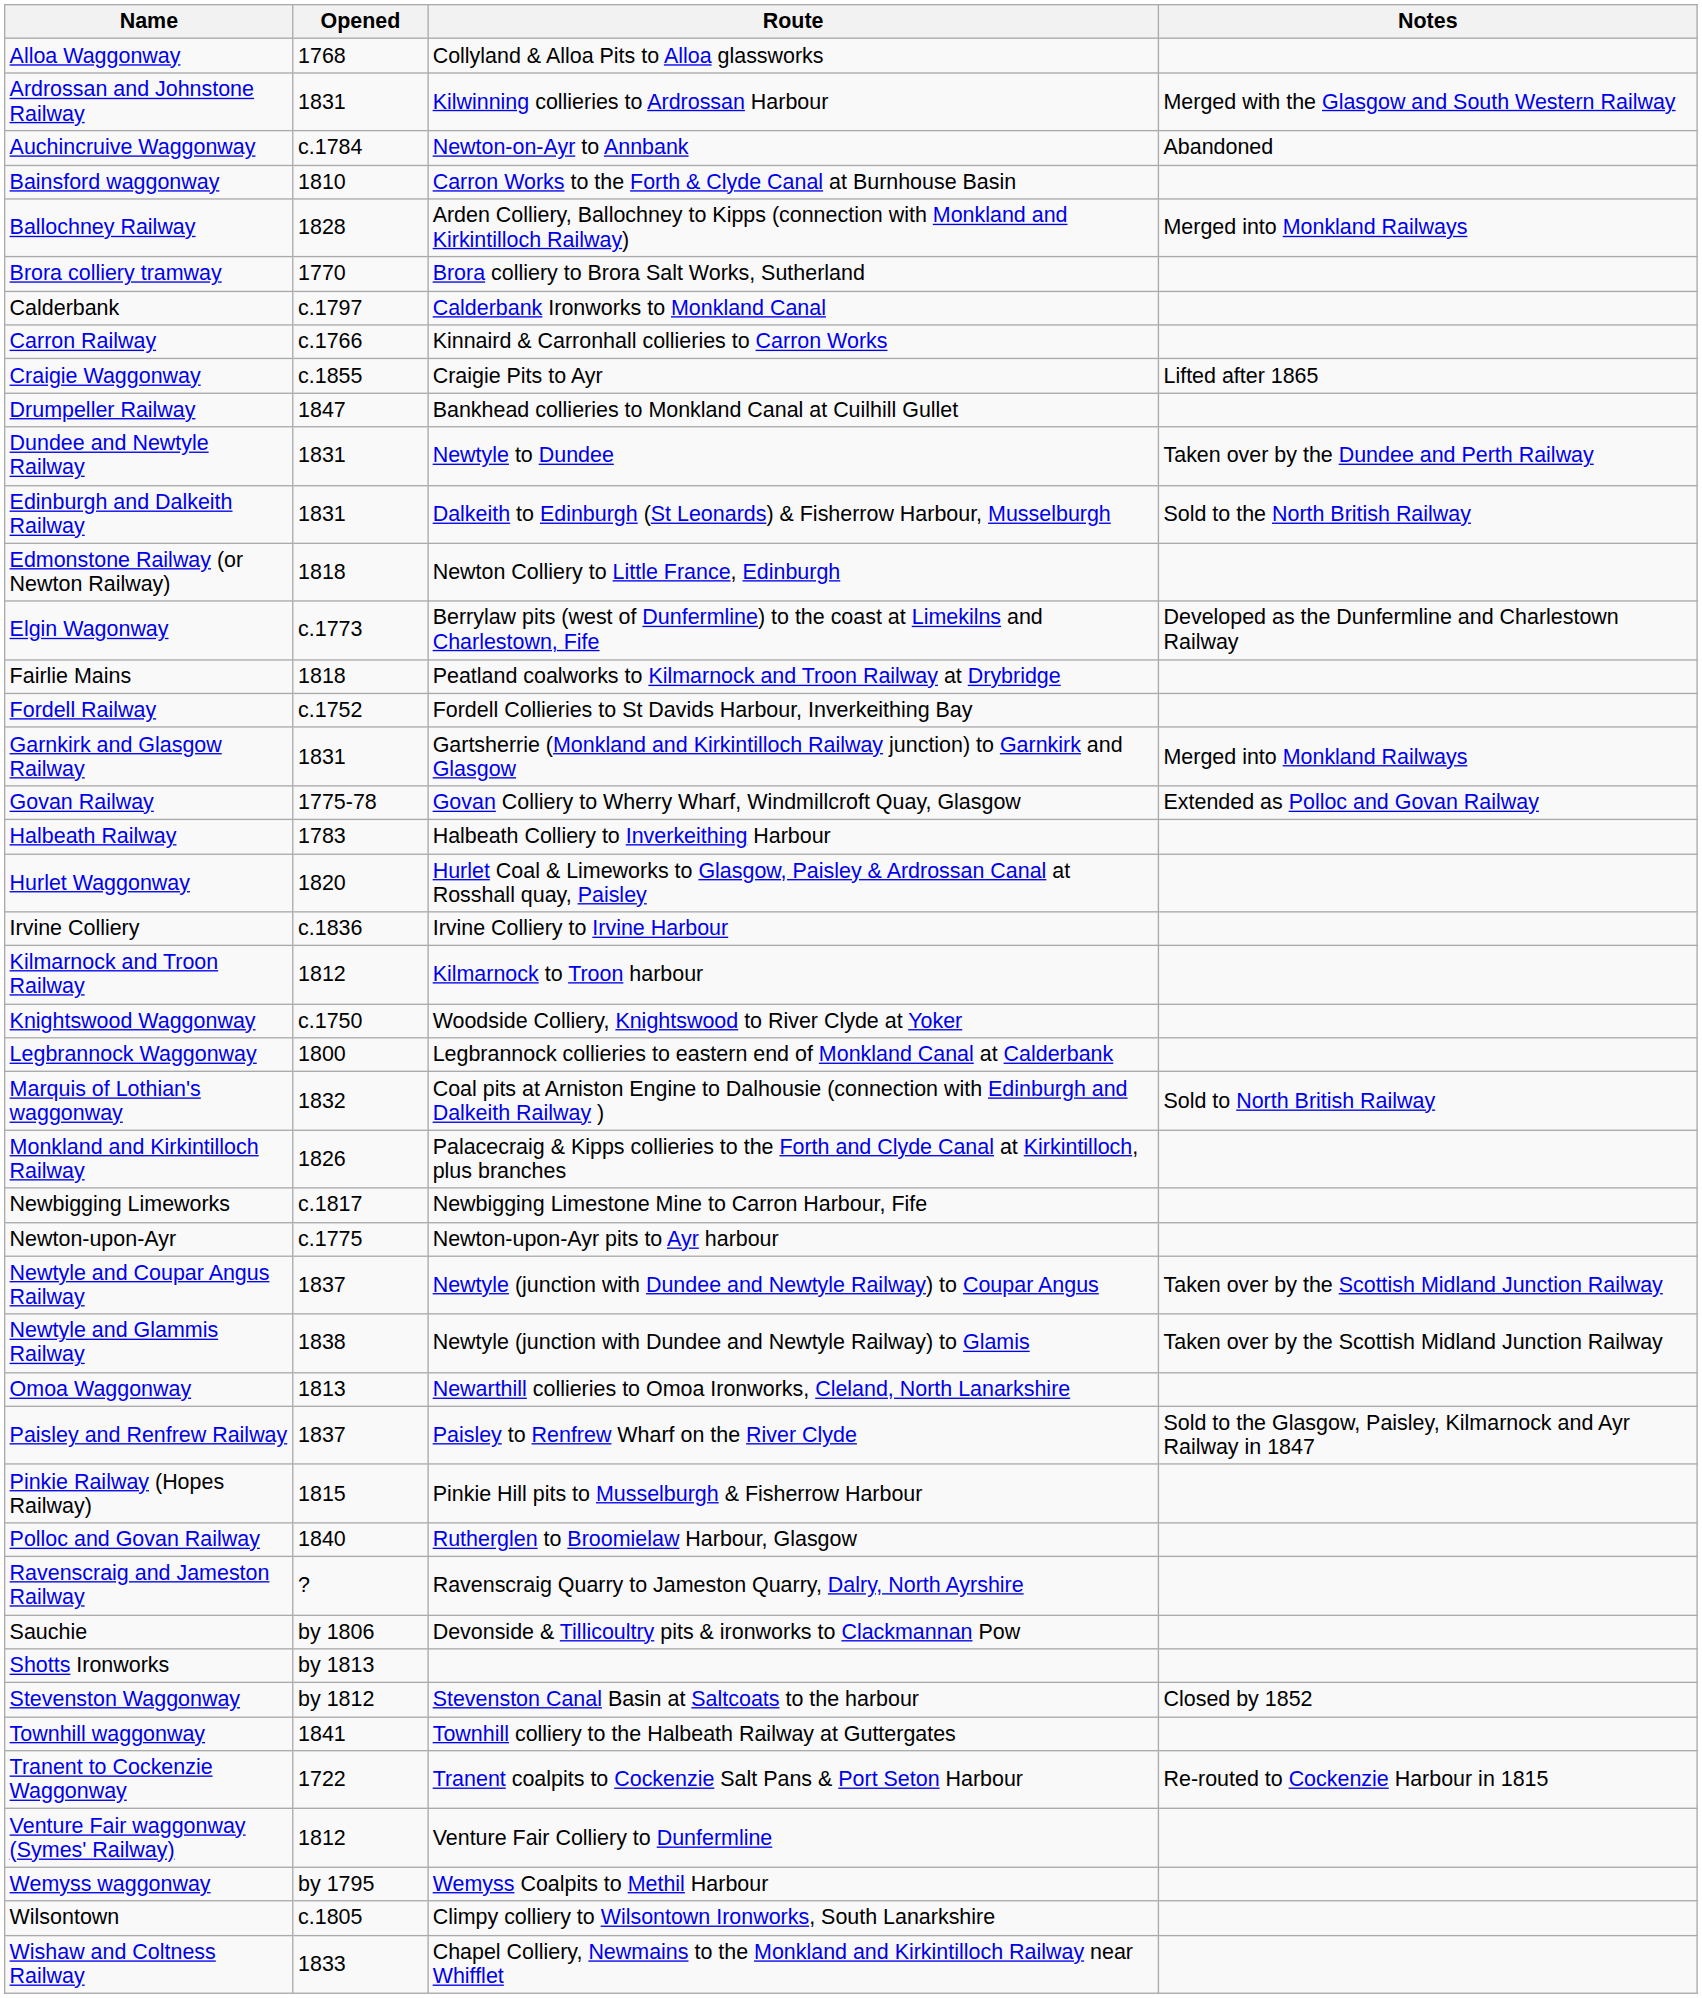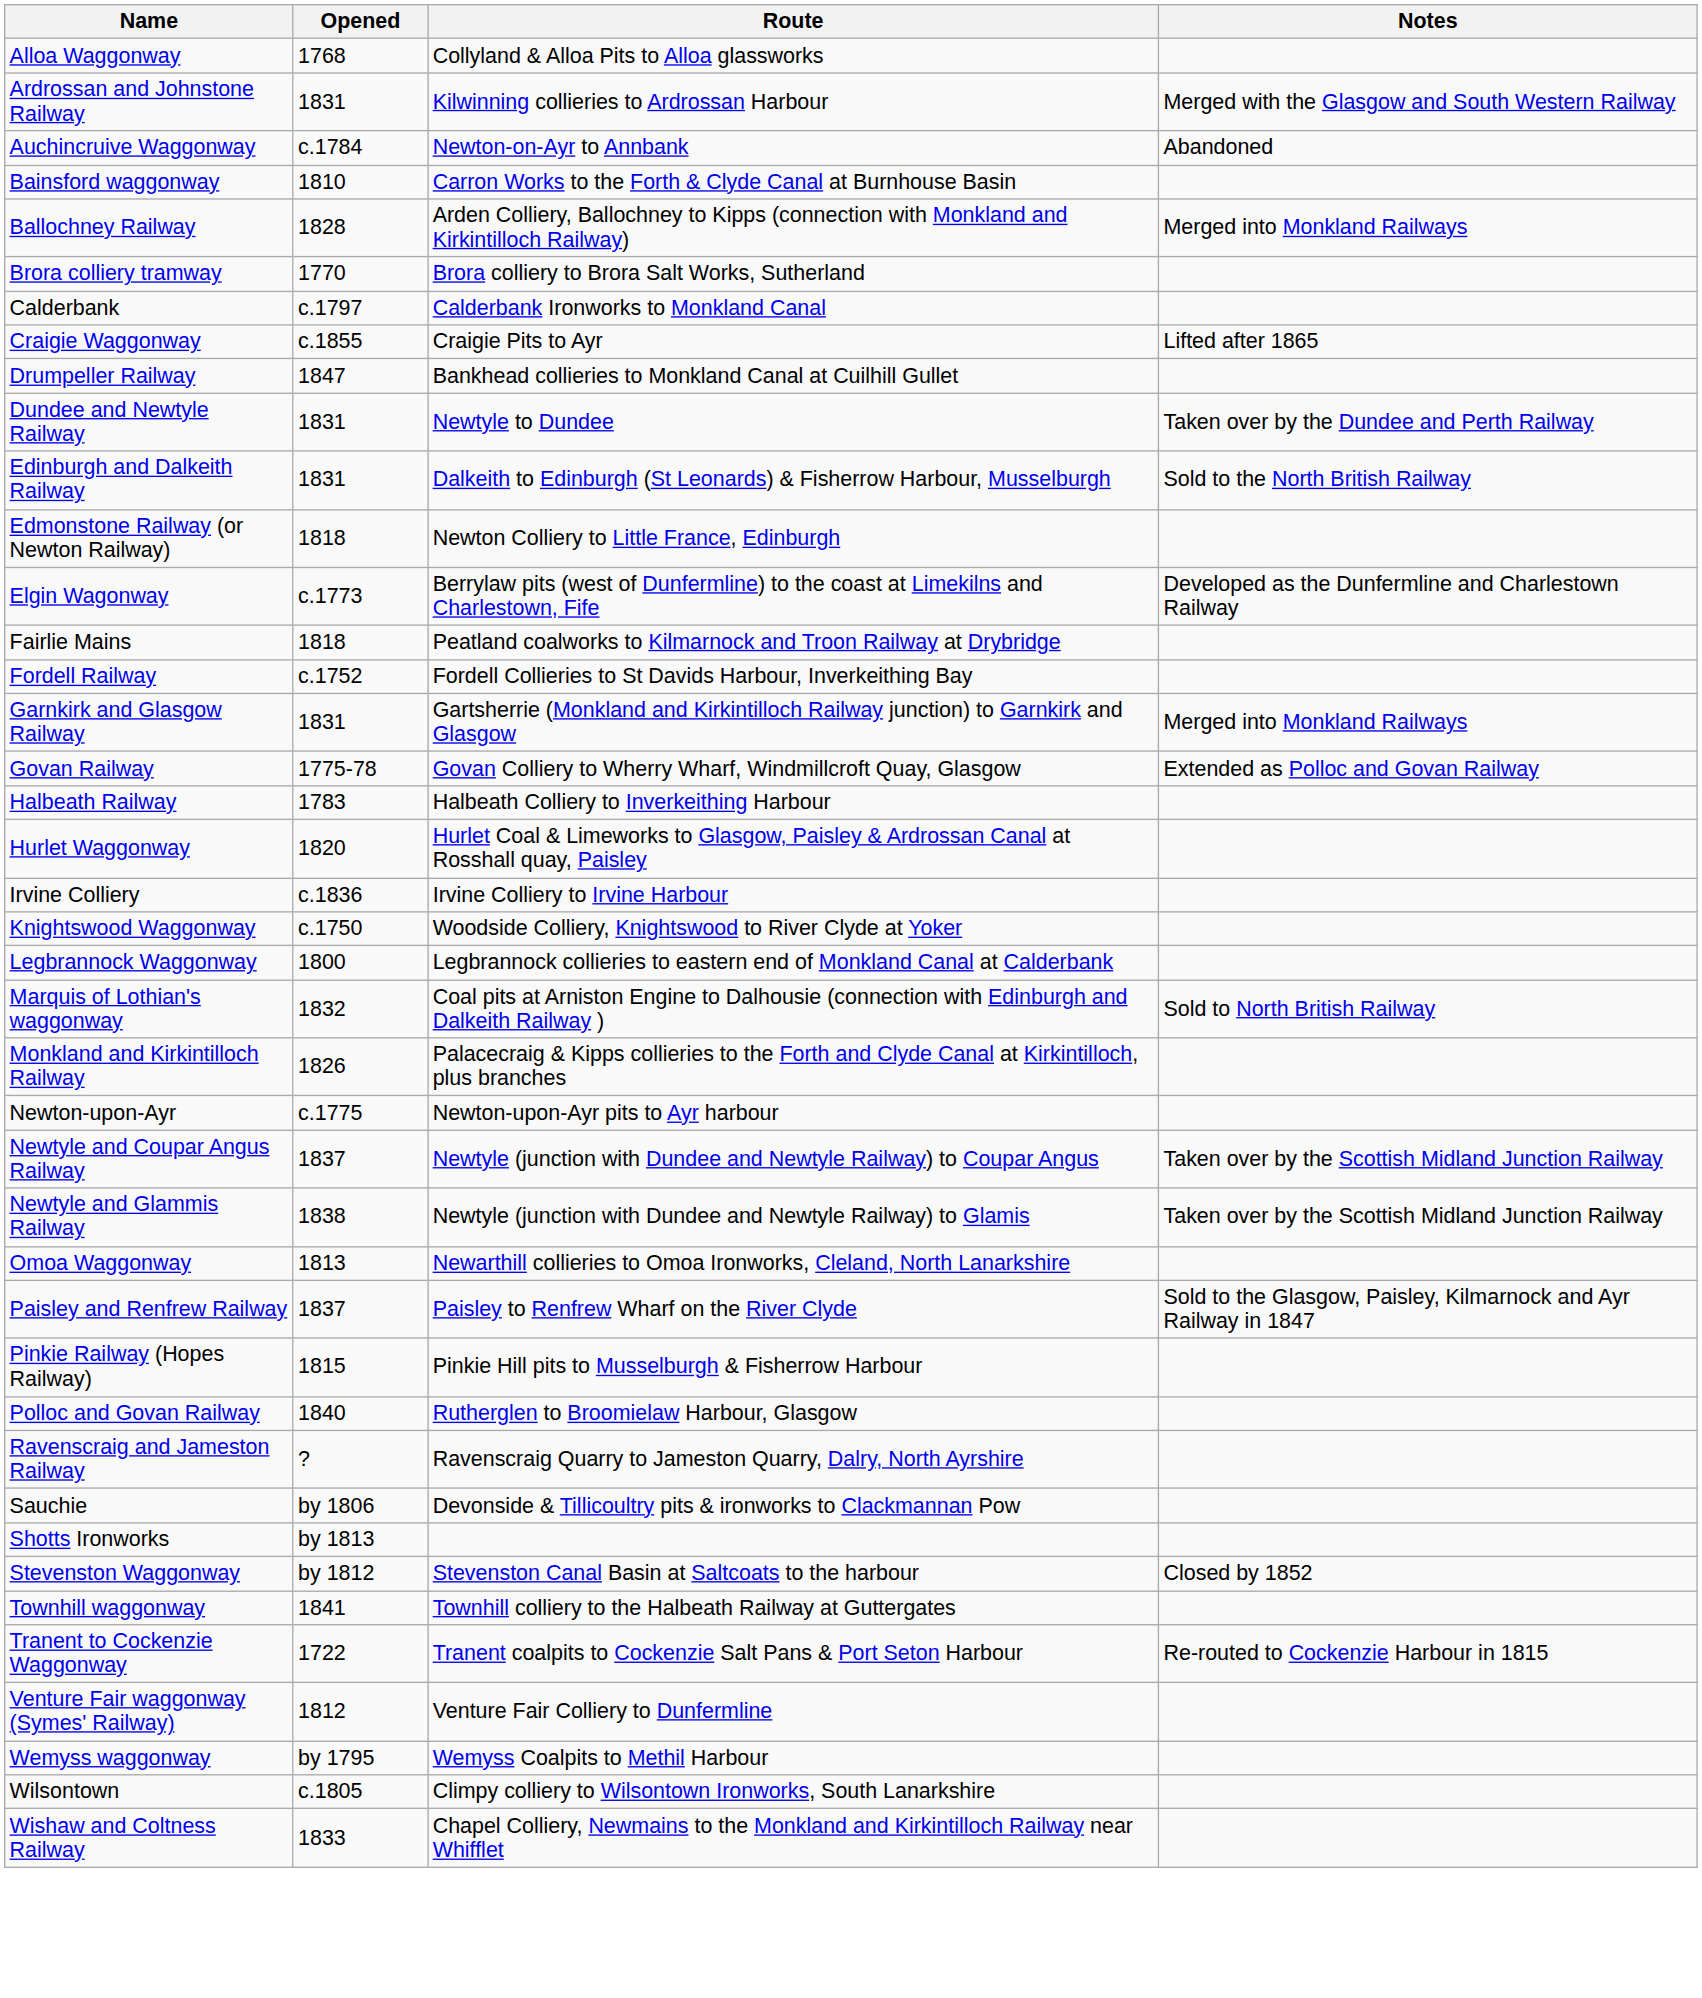- row: (83, 341)
- row: (114, 974)
- row: (120, 1204)
